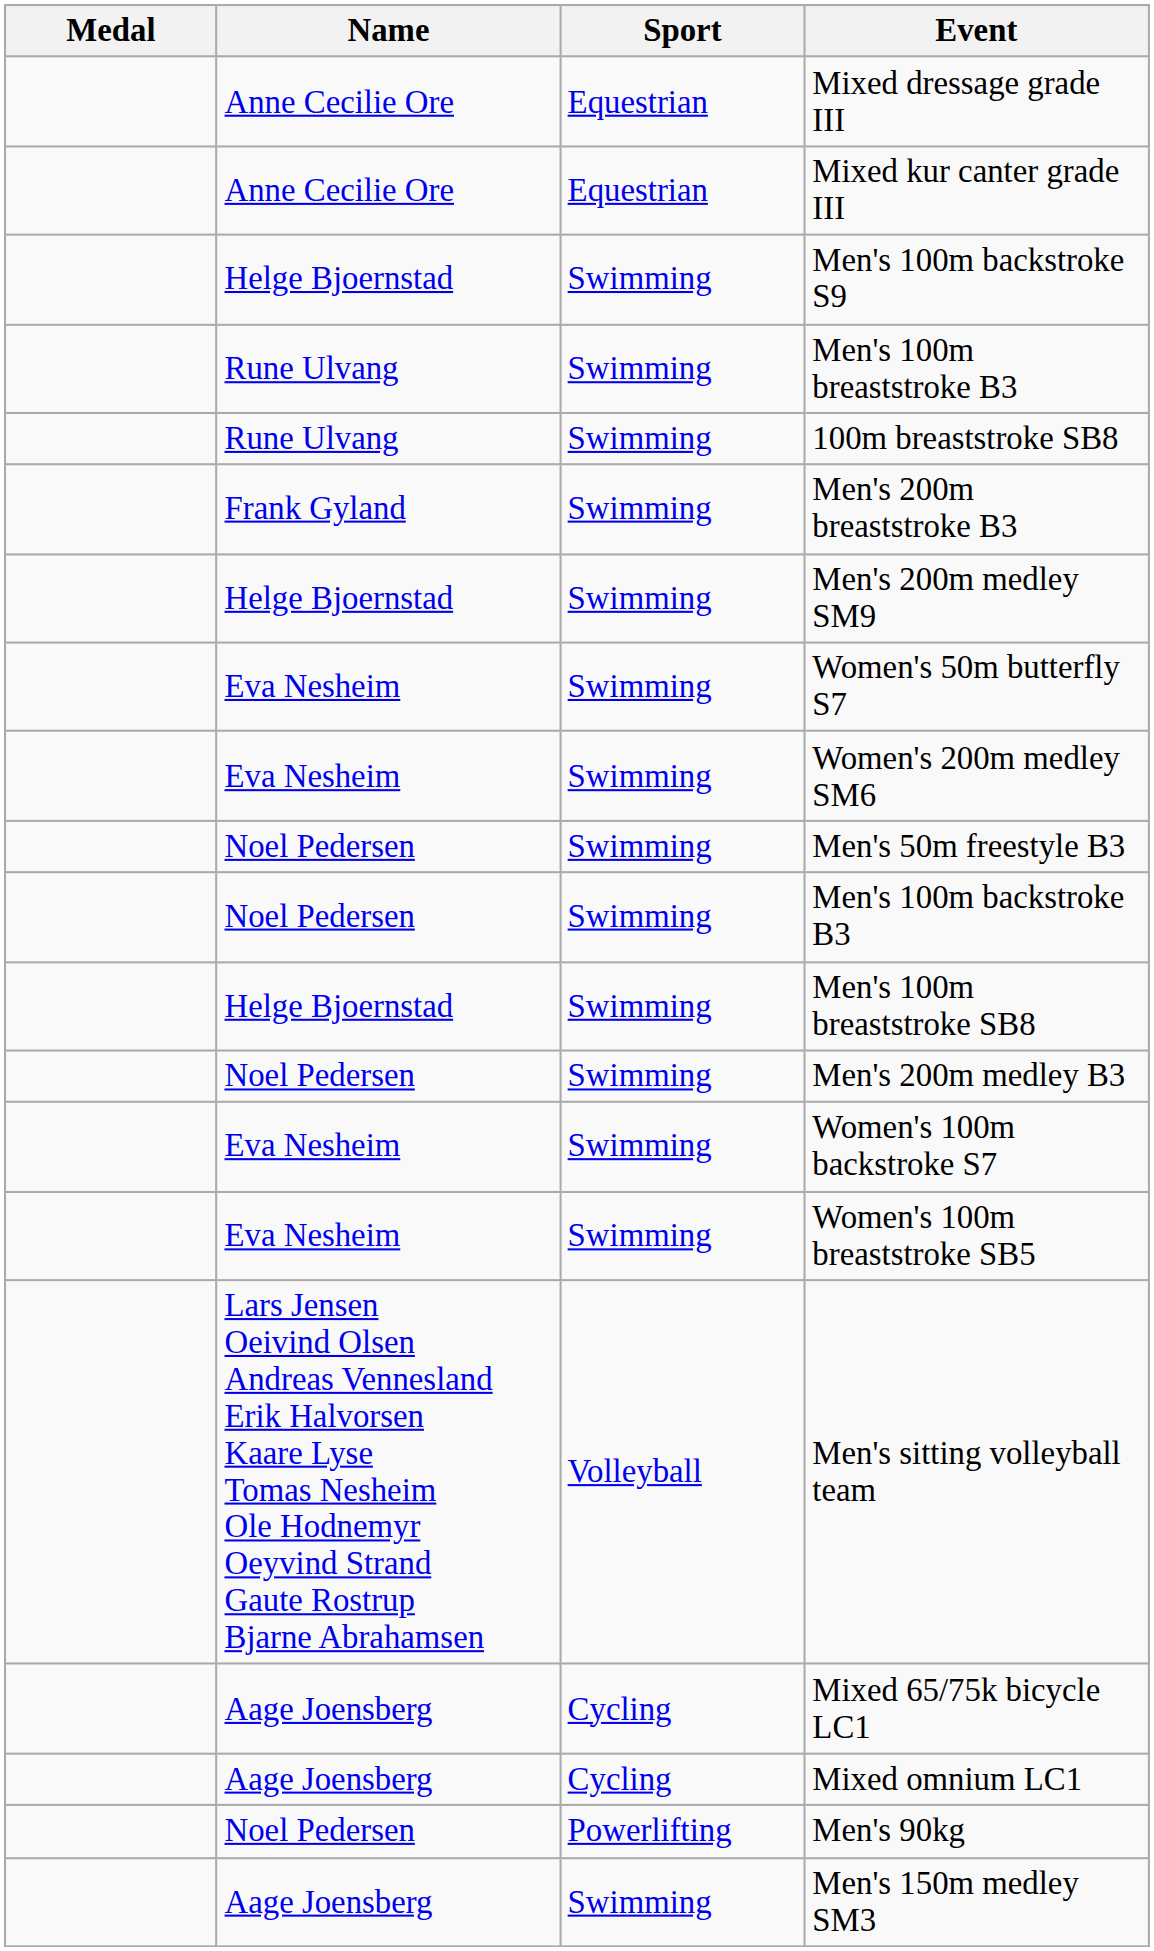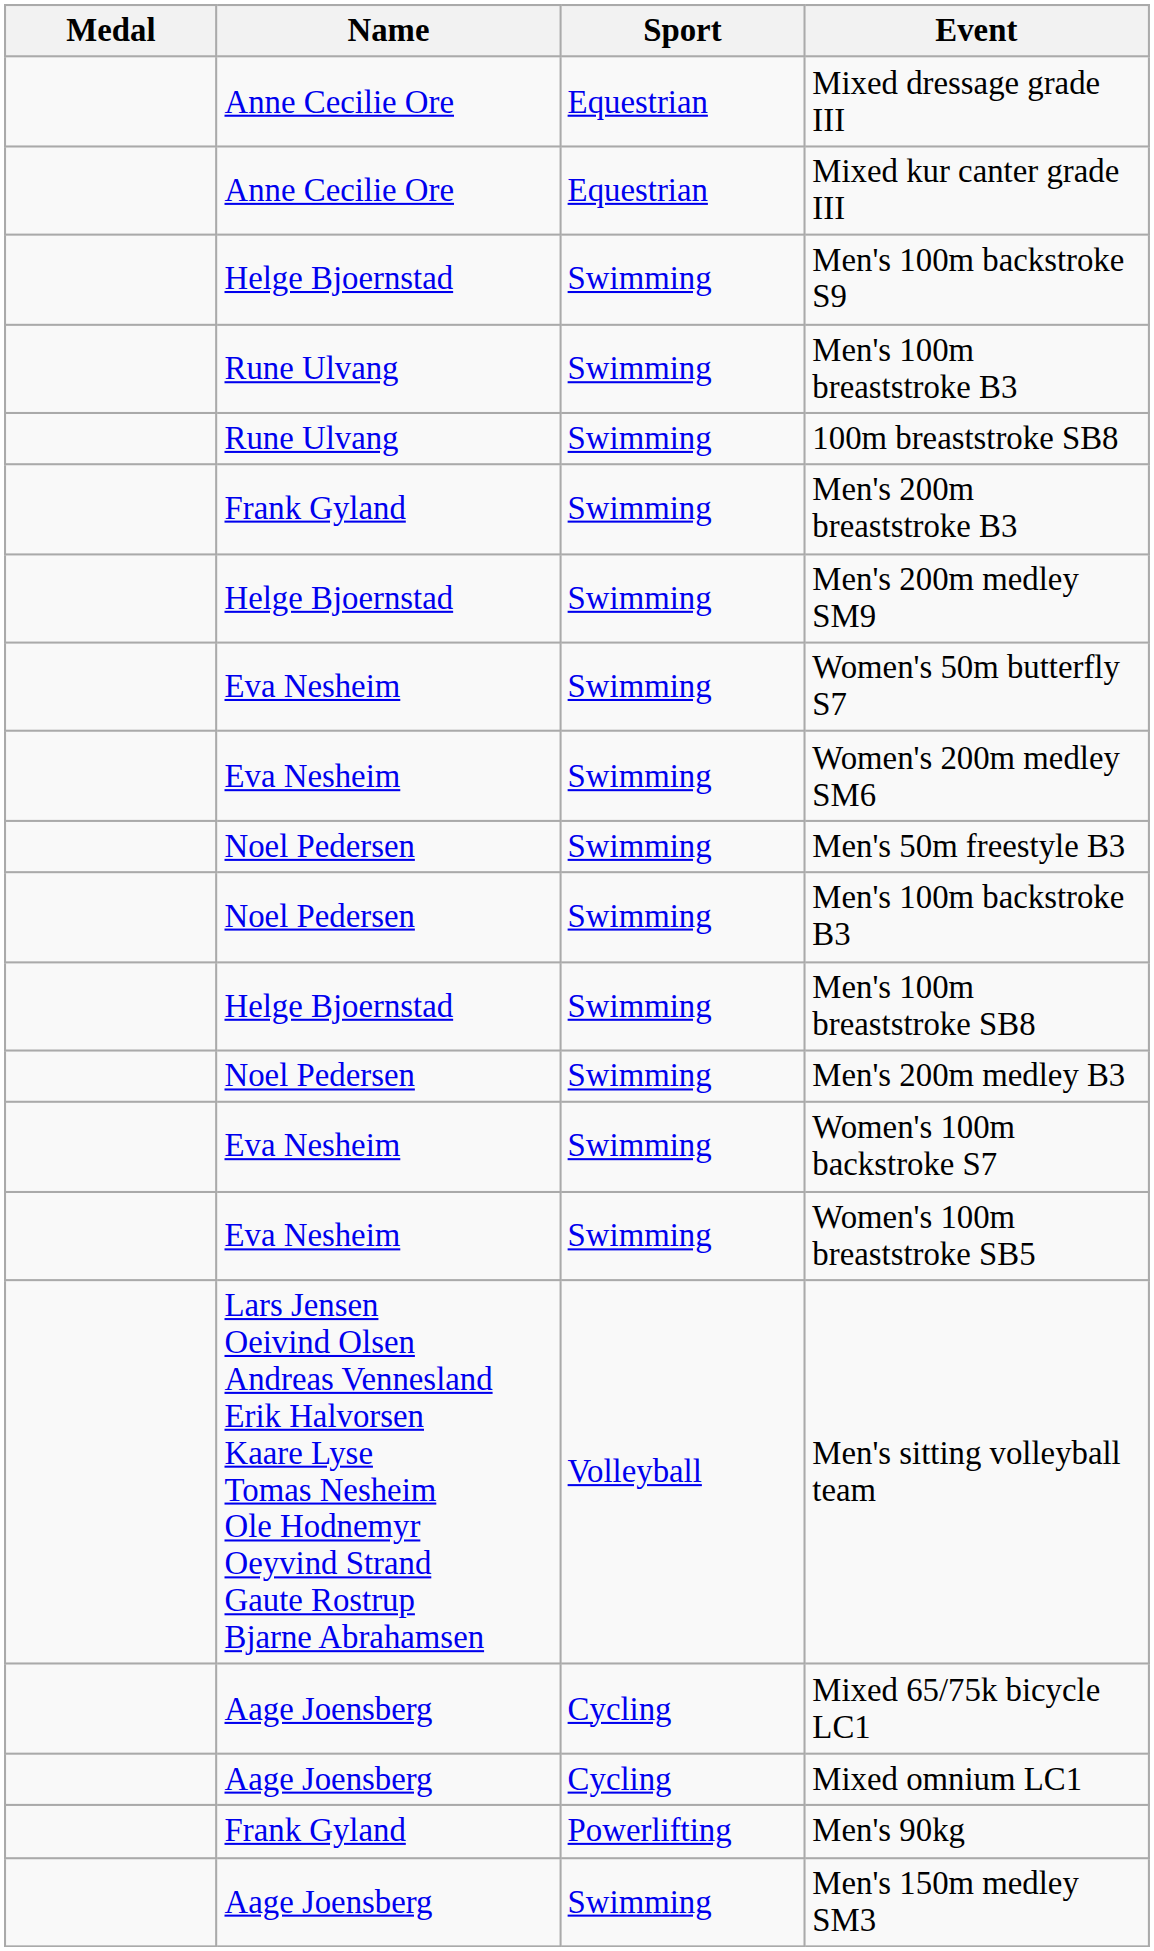(320, 1830) Noel Pedersen -> (315, 1830) Frank Gyland
